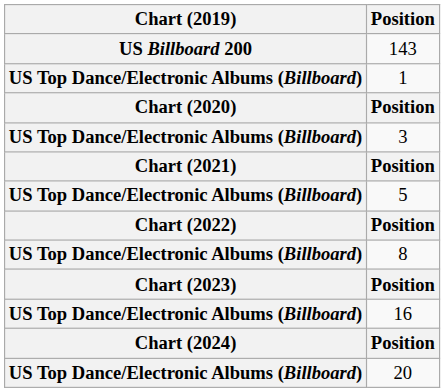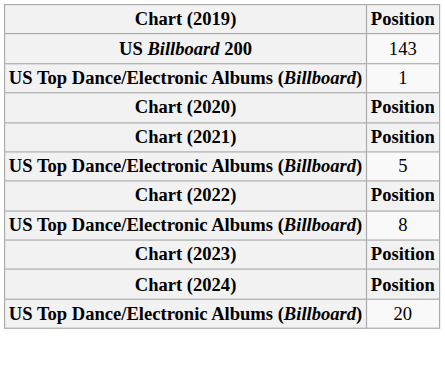- row: (403, 136)
- row: (403, 313)
